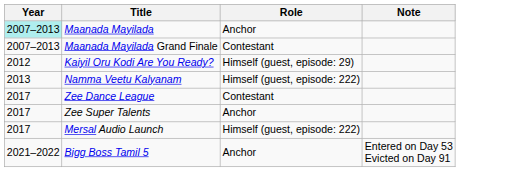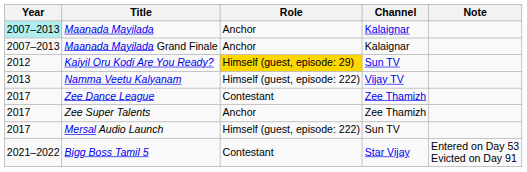+ column: (396, 12)
(248, 46) Contestant -> (239, 46) Anchor
(288, 63) no background -> (288, 63) gold background
(239, 152) Anchor -> (248, 152) Contestant
